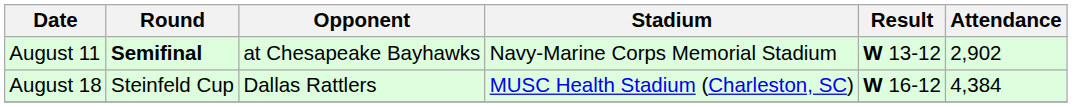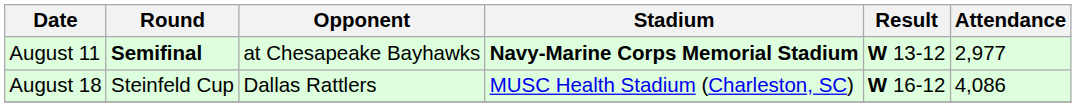(663, 53) normal -> (674, 53) bold
(976, 53) 2,902 -> (980, 53) 2,977
(976, 85) 4,384 -> (980, 85) 4,086
